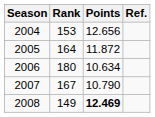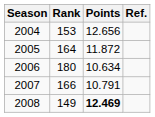(67, 85) 167 -> (67, 85) 166
(103, 85) 10.790 -> (103, 85) 10.791
